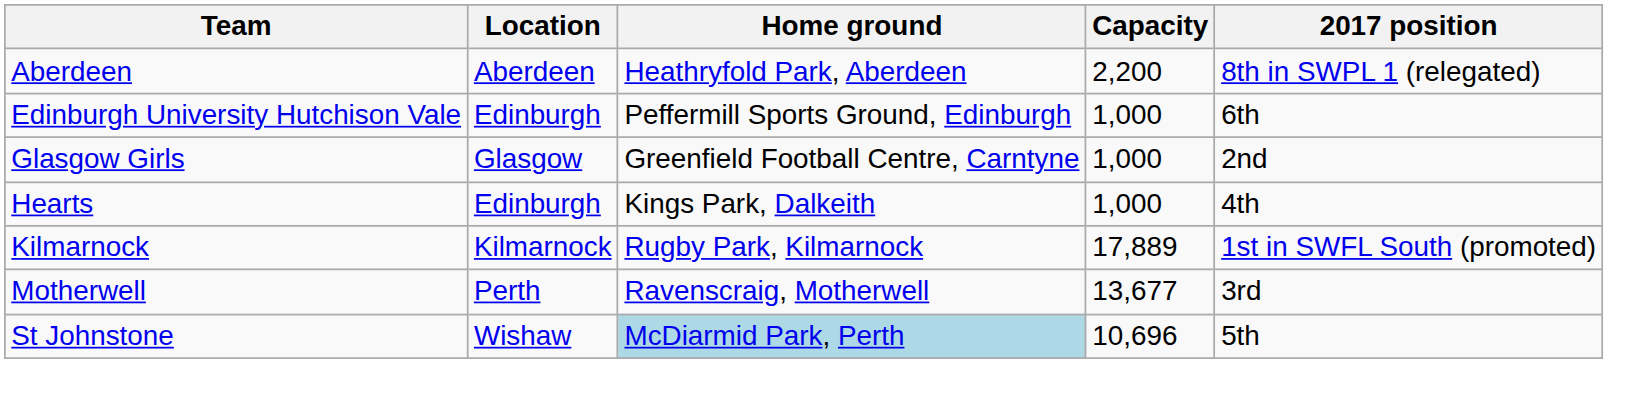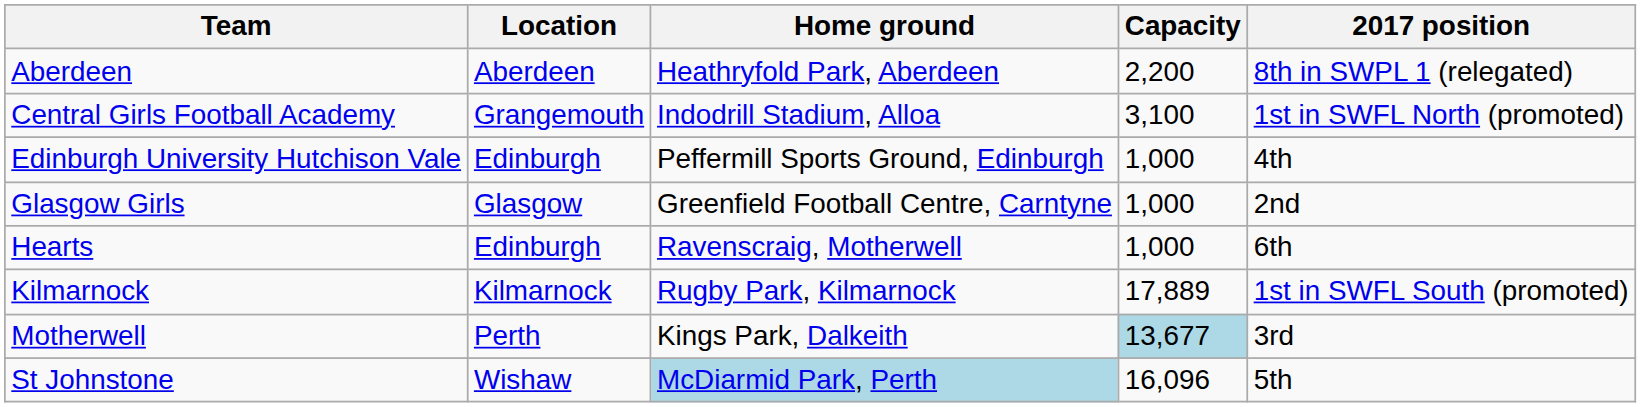+ row: (203, 114)
(1240, 114) 6th -> (1273, 159) 4th
(750, 203) Kings Park, Dalkeith -> (809, 247) Ravenscraig, Motherwell
(1240, 203) 4th -> (1273, 247) 6th
(777, 291) Ravenscraig, Motherwell -> (782, 335) Kings Park, Dalkeith
(1135, 291) no background -> (1167, 335) lightblue background
(1135, 335) 10,696 -> (1167, 379) 16,096
